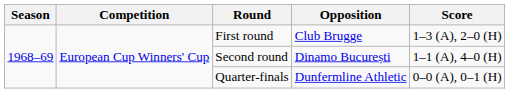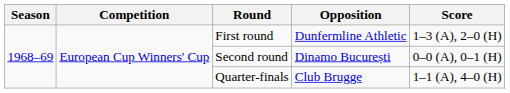(328, 35) Club Brugge -> (351, 35) Dunfermline Athletic
(457, 56) 1–1 (A), 4–0 (H) -> (457, 56) 0–0 (A), 0–1 (H)
(351, 77) Dunfermline Athletic -> (328, 77) Club Brugge
(457, 77) 0–0 (A), 0–1 (H) -> (457, 77) 1–1 (A), 4–0 (H)
